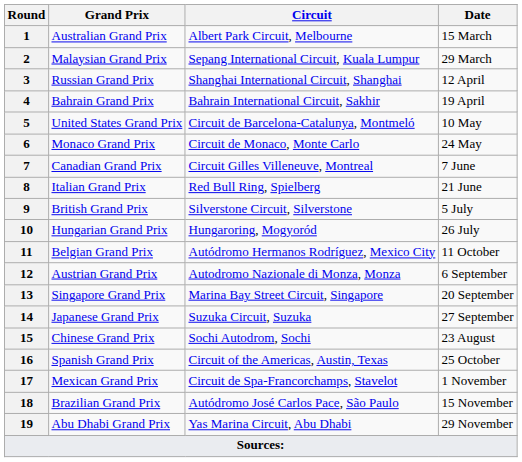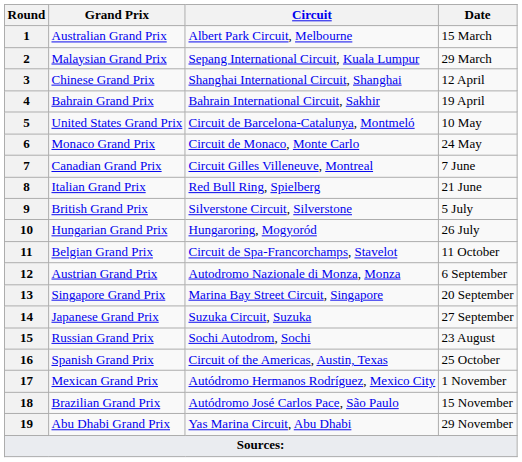(103, 79) Russian Grand Prix -> (103, 79) Chinese Grand Prix
(312, 251) Autódromo Hermanos Rodríguez, Mexico City -> (293, 251) Circuit de Spa-Francorchamps, Stavelot
(103, 337) Chinese Grand Prix -> (103, 337) Russian Grand Prix
(293, 381) Circuit de Spa-Francorchamps, Stavelot -> (312, 381) Autódromo Hermanos Rodríguez, Mexico City
